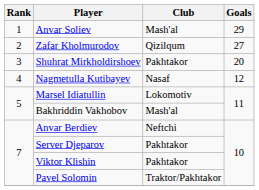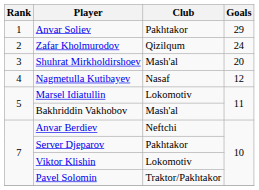(162, 29) Mash'al -> (167, 29) Pakhtakor
(239, 45) 27 -> (239, 45) 24
(167, 62) Pakhtakor -> (162, 62) Mash'al
(167, 161) Pakhtakor -> (169, 161) Lokomotiv
